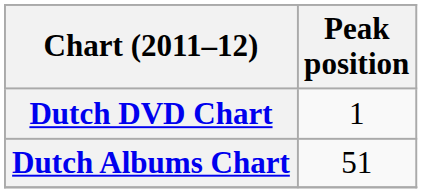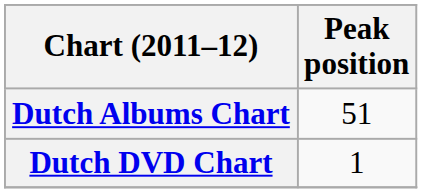rows swapped: (151, 162) <-> (151, 113)
